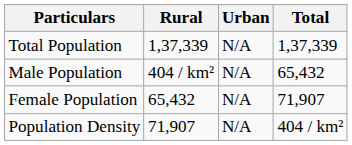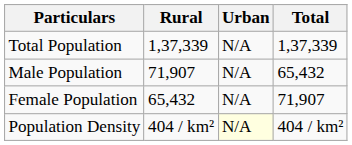(181, 72) 404 / km² -> (172, 72) 71,907
(172, 126) 71,907 -> (181, 126) 404 / km²
(237, 126) no background -> (237, 126) lightyellow background
